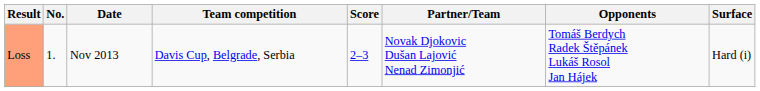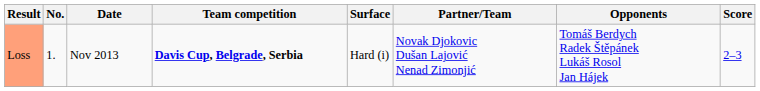columns swapped: (732, 13) <-> (364, 13)
(225, 55) normal -> (229, 55) bold
